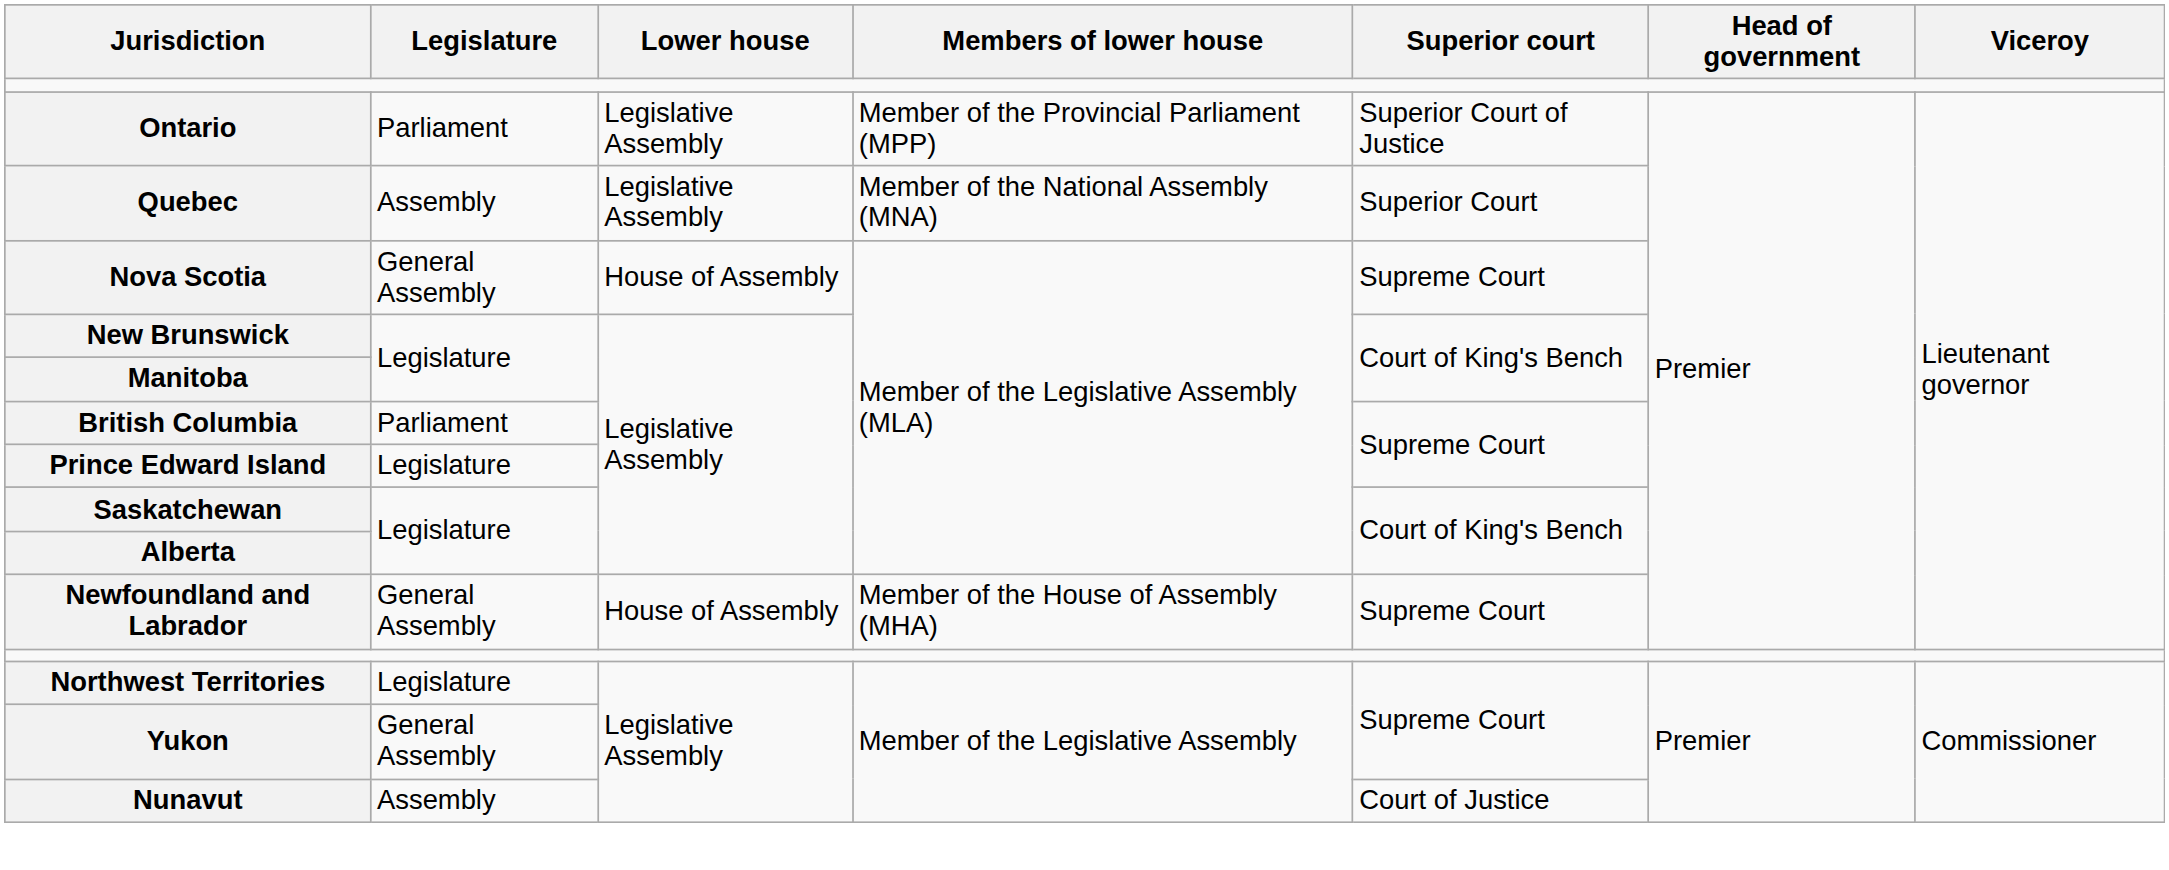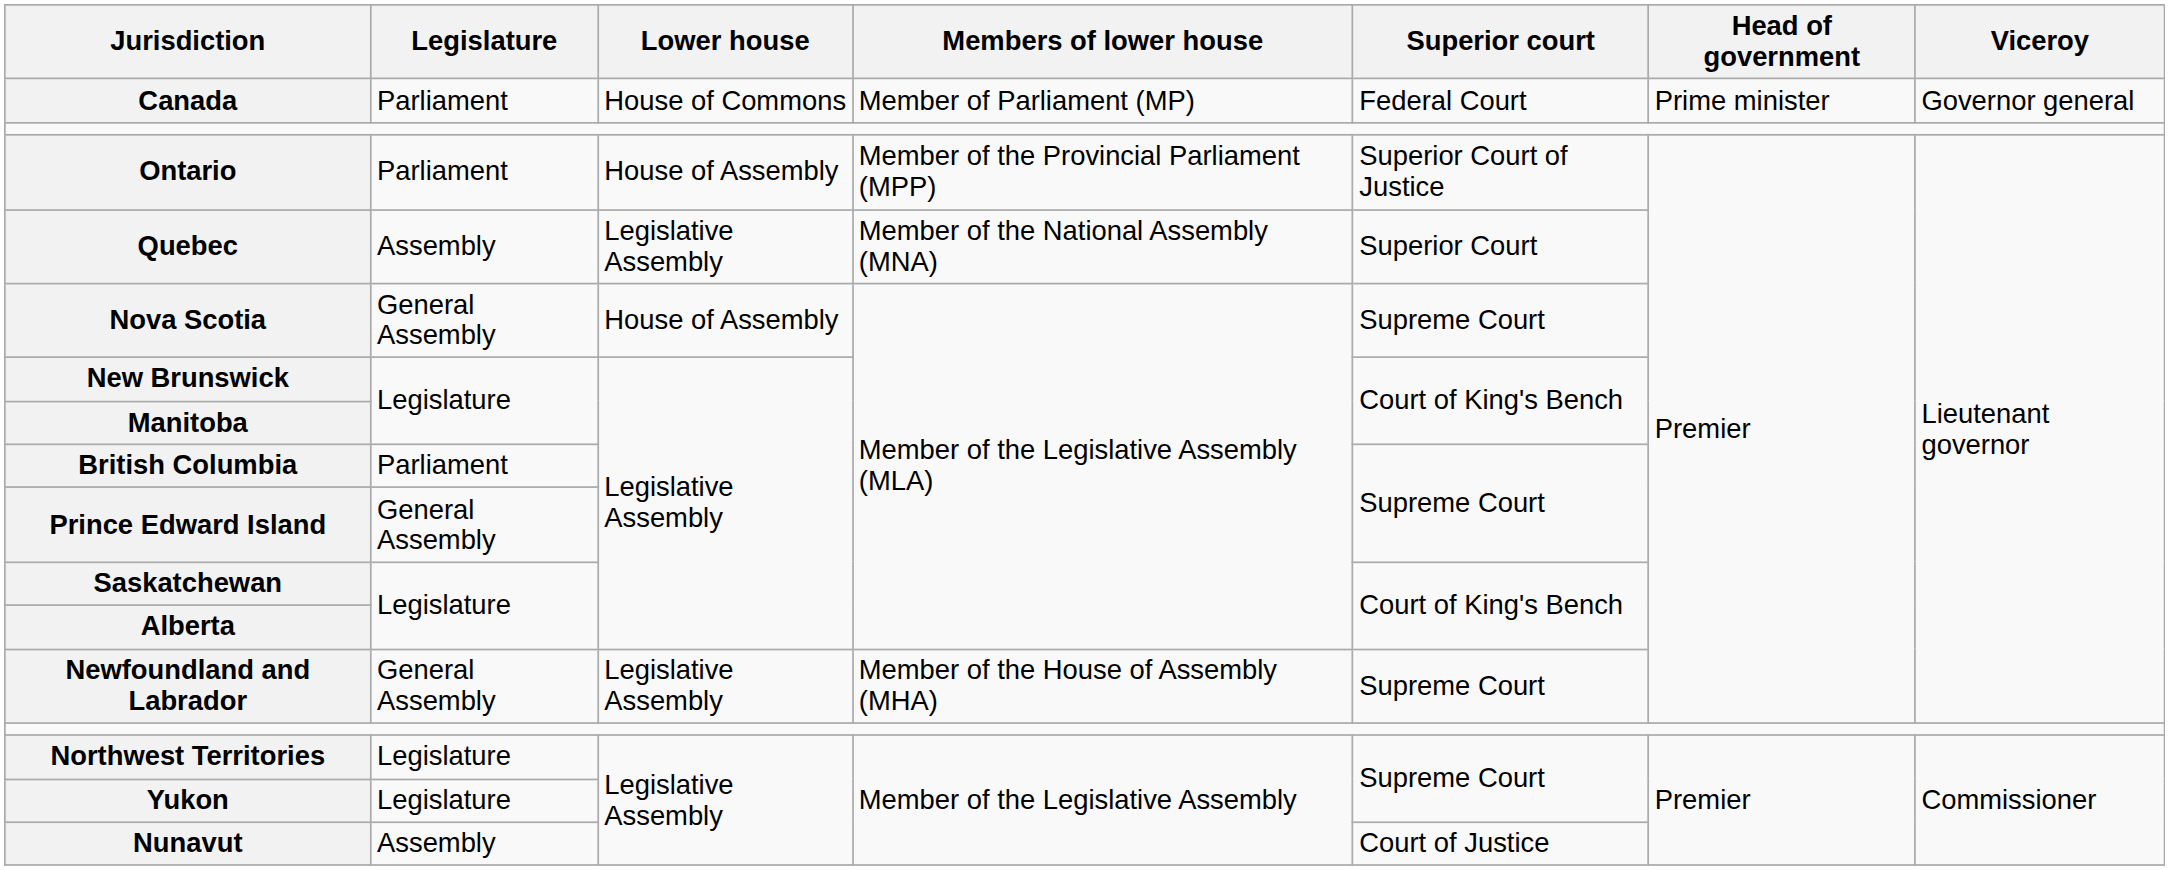+ row: (188, 100)
(669, 128) Legislative Assembly -> (721, 171) House of Assembly
(444, 465) Legislature -> (436, 524) General Assembly
(721, 611) House of Assembly -> (669, 685) Legislative Assembly
(436, 741) General Assembly -> (444, 800) Legislature
